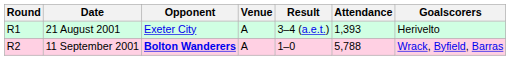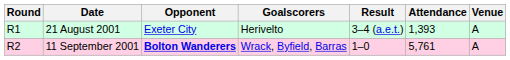columns swapped: (257, 13) <-> (450, 13)
(348, 47) 5,788 -> (422, 47) 5,761
